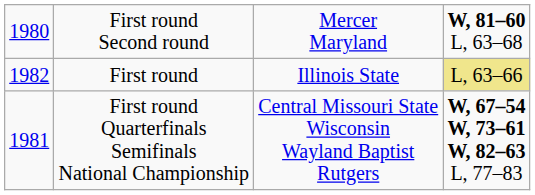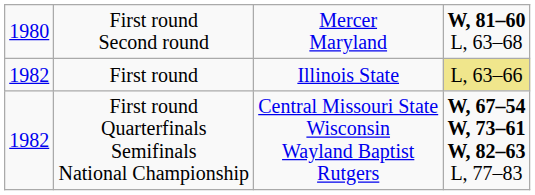(29, 140) 1981 -> (29, 140) 1982
